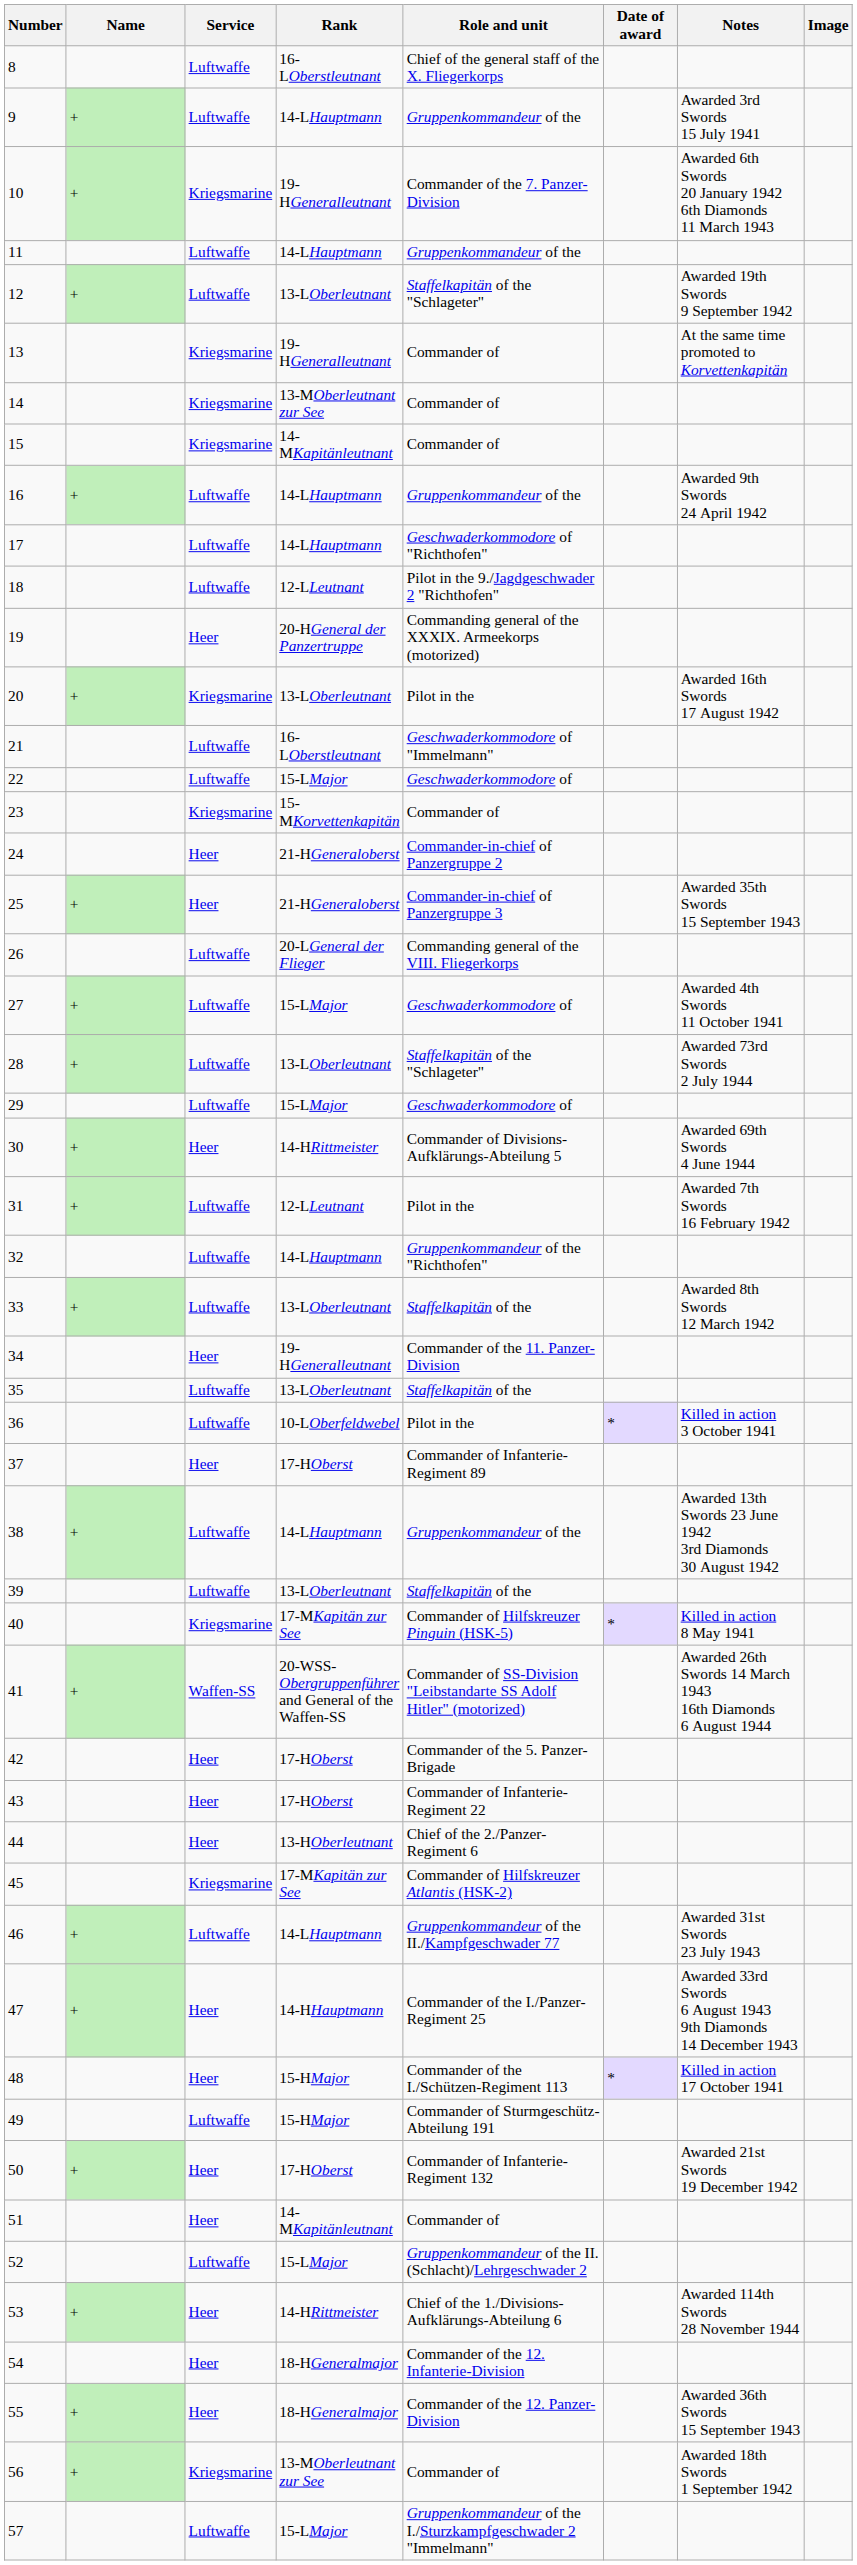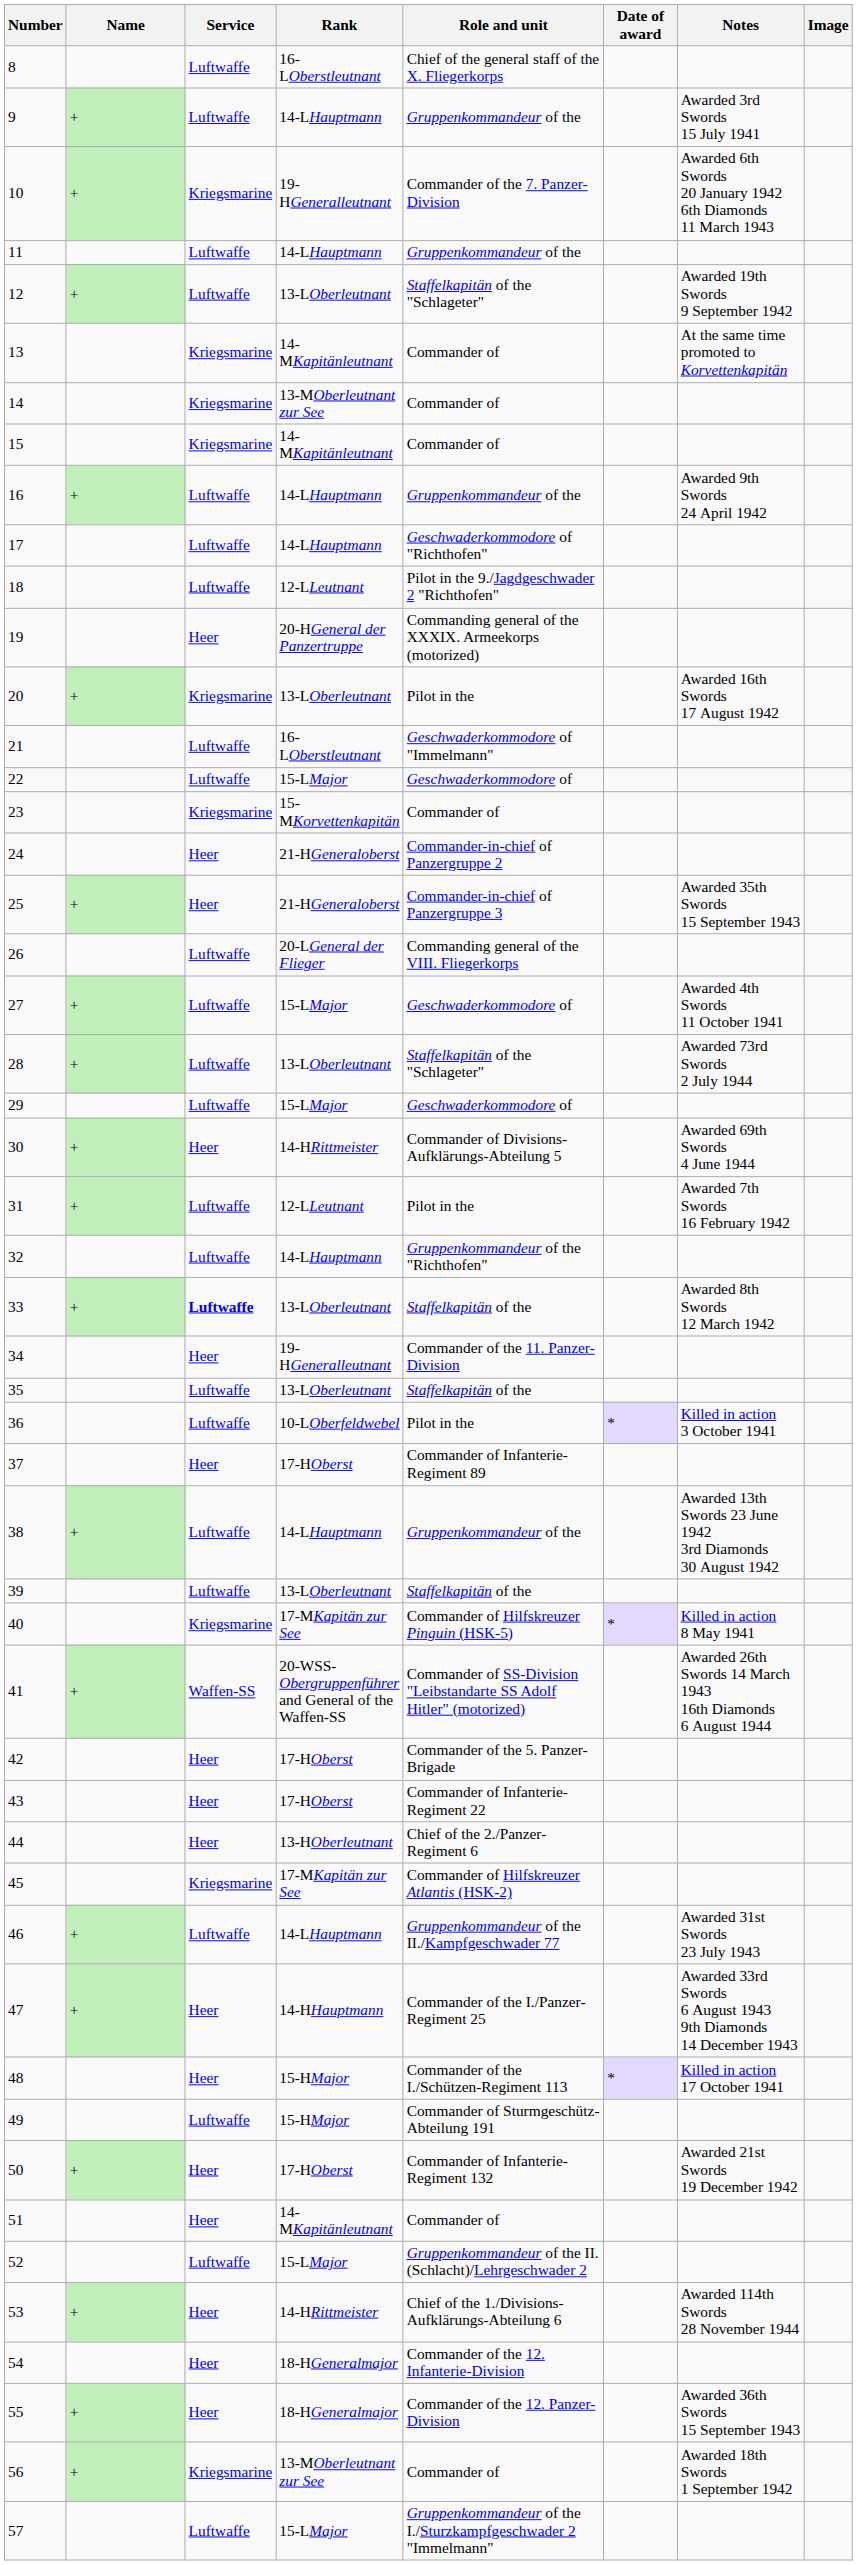(335, 352) 19-HGeneralleutnant -> (336, 352) 14-MKapitänleutnant
(219, 1306) normal -> (221, 1306) bold
